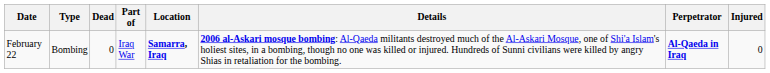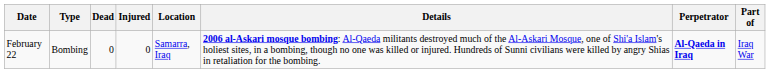columns swapped: (747, 17) <-> (131, 17)
(168, 49) bold -> (172, 49) normal
